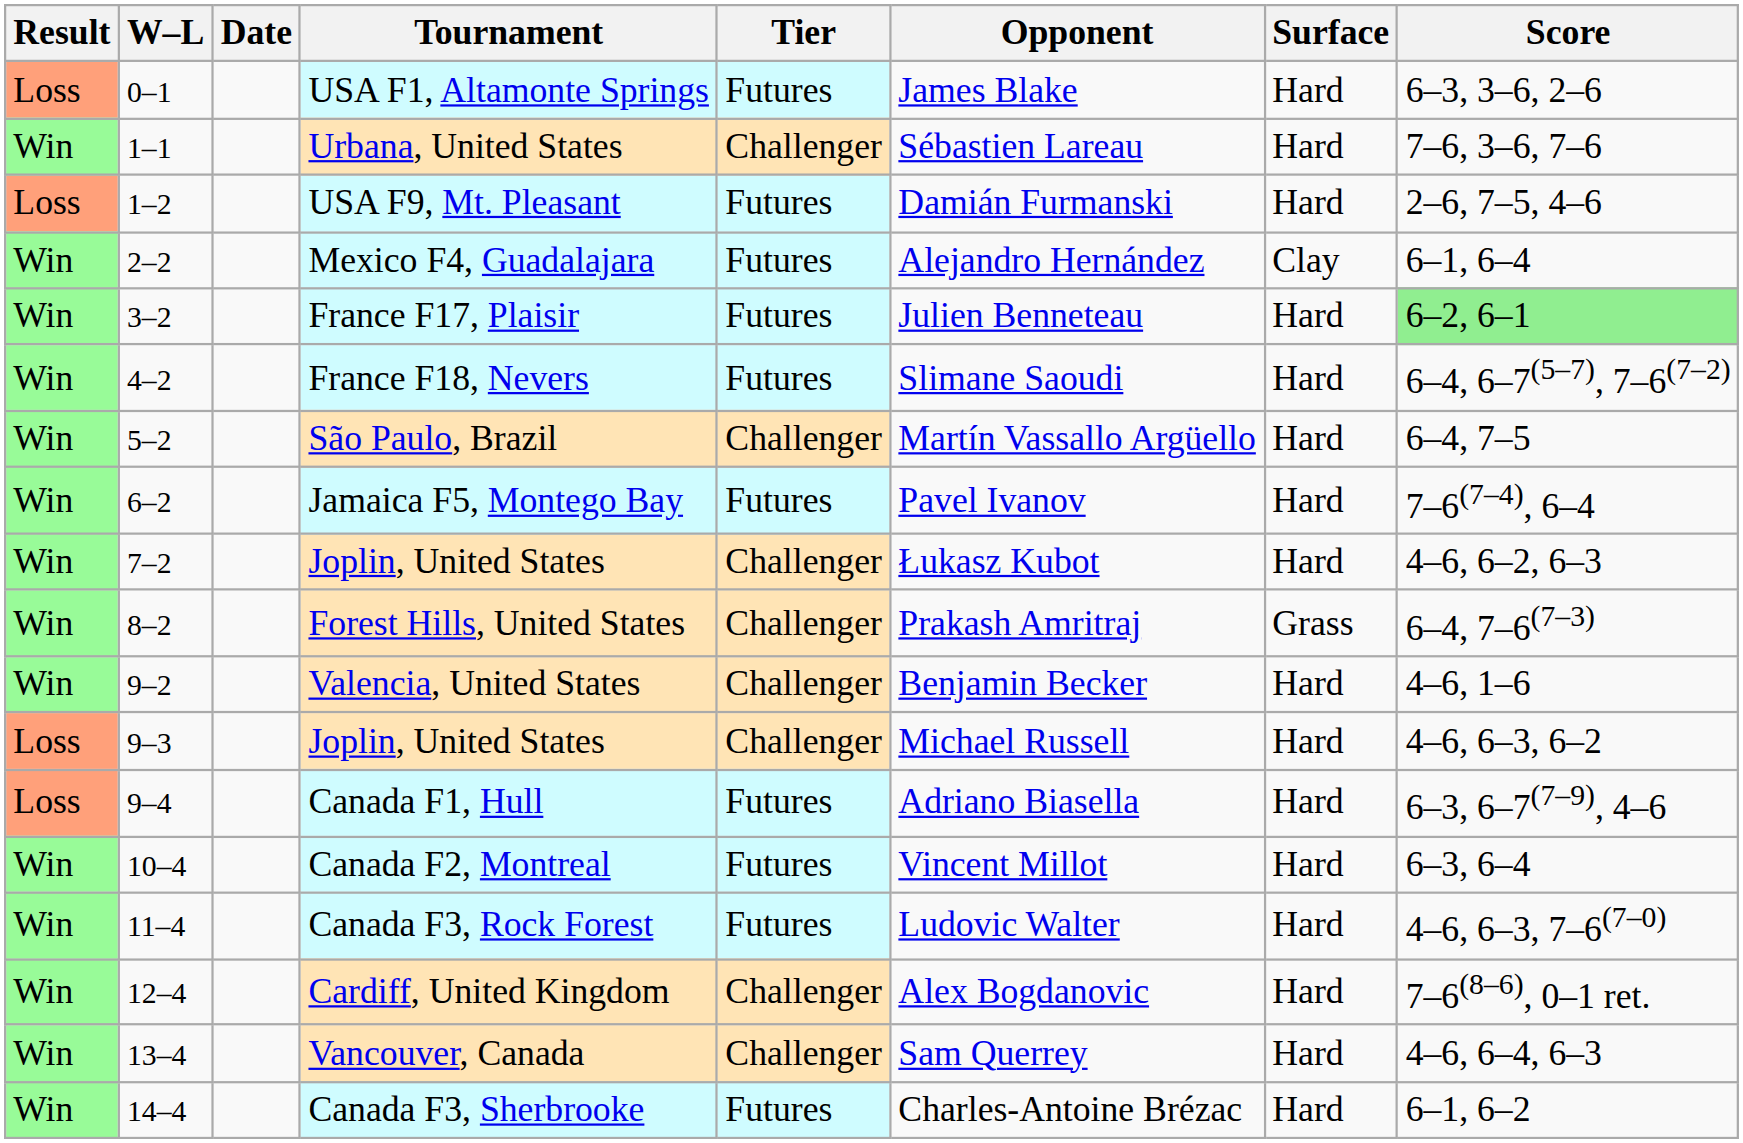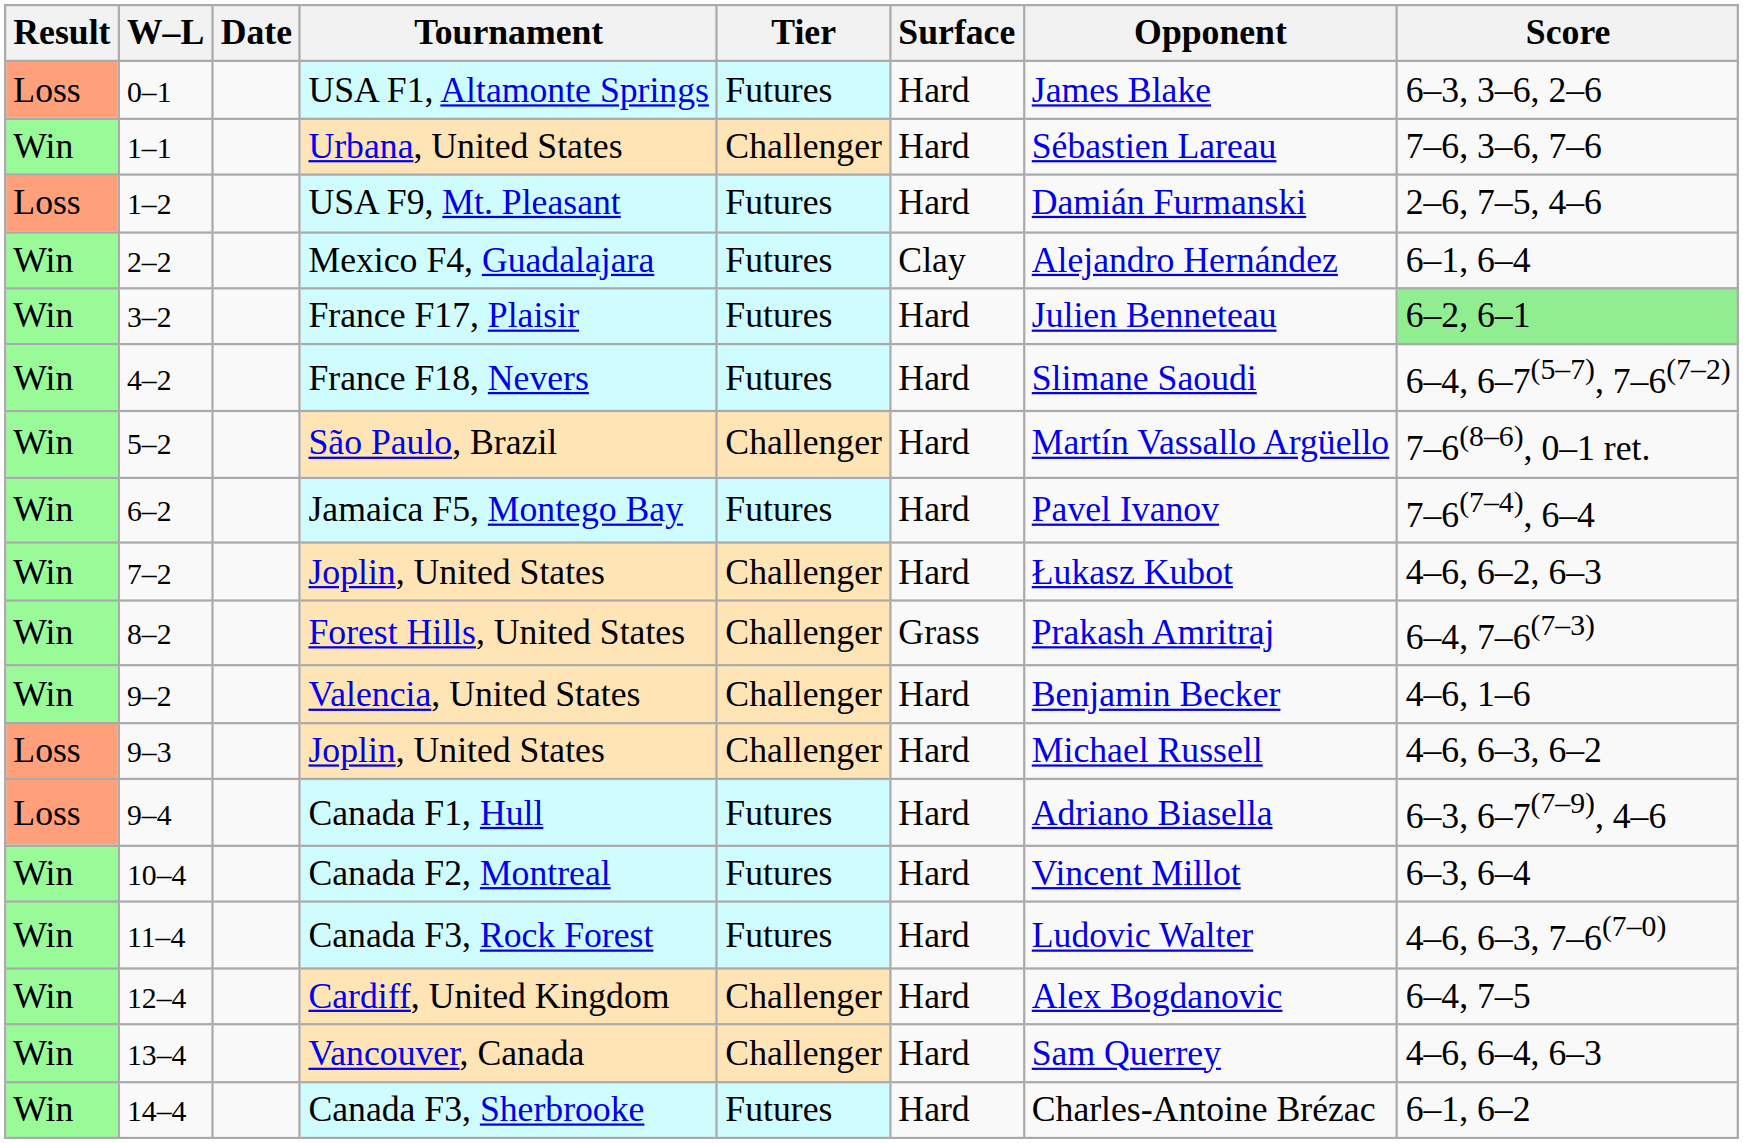columns swapped: (1331, 32) <-> (1077, 32)
(1468, 438) 6–4, 7–5 -> (1528, 443) 7–6(8–6), 0–1 ret.
(1528, 991) 7–6(8–6), 0–1 ret. -> (1468, 996) 6–4, 7–5
